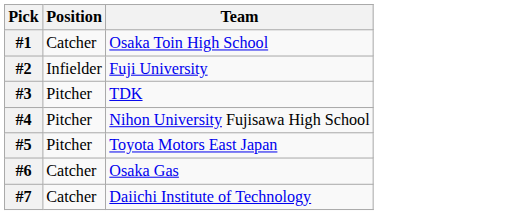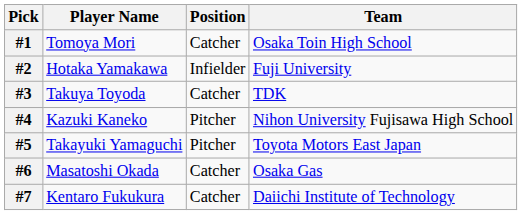+ column: (114, 17)
(69, 94) Pitcher -> (215, 94) Catcher
